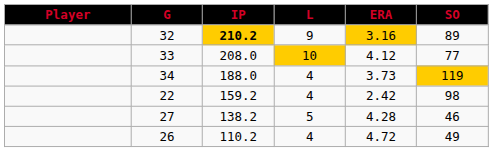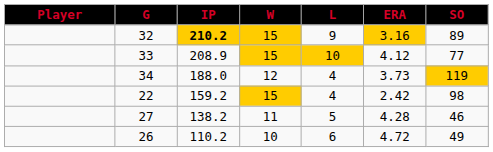+ column: (270, 15)
(238, 55) 208.0 -> (208, 55) 208.9
(310, 137) 4 -> (333, 137) 6
